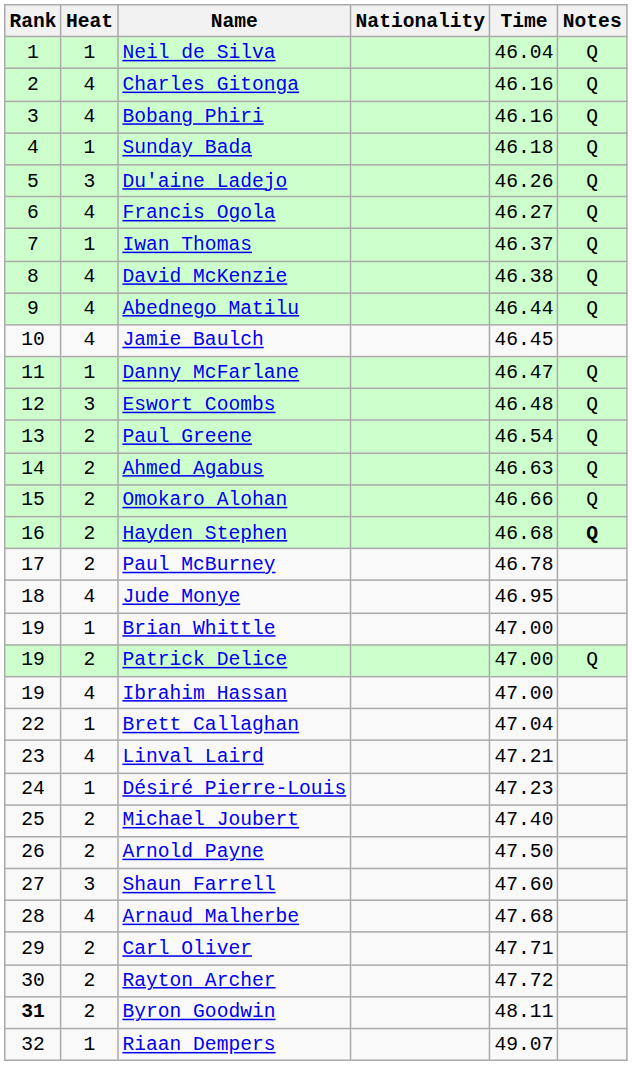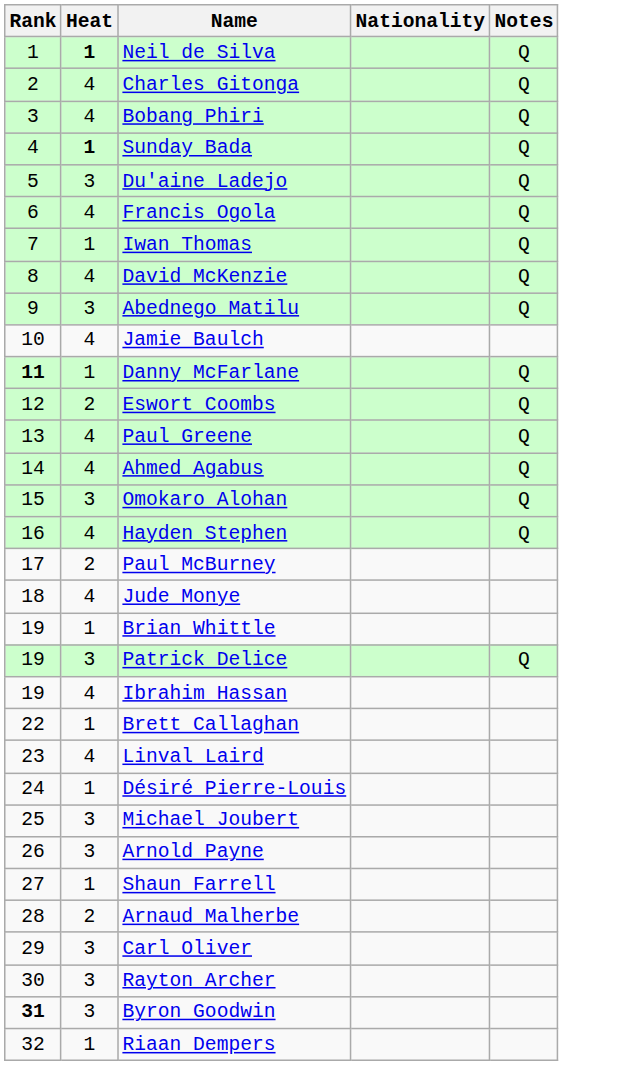- column: (524, 21)
(89, 53) normal -> (89, 53) bold
(89, 149) normal -> (89, 149) bold
(89, 309) 4 -> (89, 309) 3
(33, 373) normal -> (33, 373) bold
(89, 405) 3 -> (89, 405) 2
(89, 437) 2 -> (89, 437) 4
(89, 469) 2 -> (89, 469) 4
(89, 501) 2 -> (89, 501) 3
(89, 533) 2 -> (89, 533) 4
(592, 533) bold -> (524, 533) normal
(89, 661) 2 -> (89, 661) 3
(89, 821) 2 -> (89, 821) 3
(89, 853) 2 -> (89, 853) 3
(89, 885) 3 -> (89, 885) 1
(89, 917) 4 -> (89, 917) 2
(89, 949) 2 -> (89, 949) 3
(89, 981) 2 -> (89, 981) 3
(89, 1013) 2 -> (89, 1013) 3
